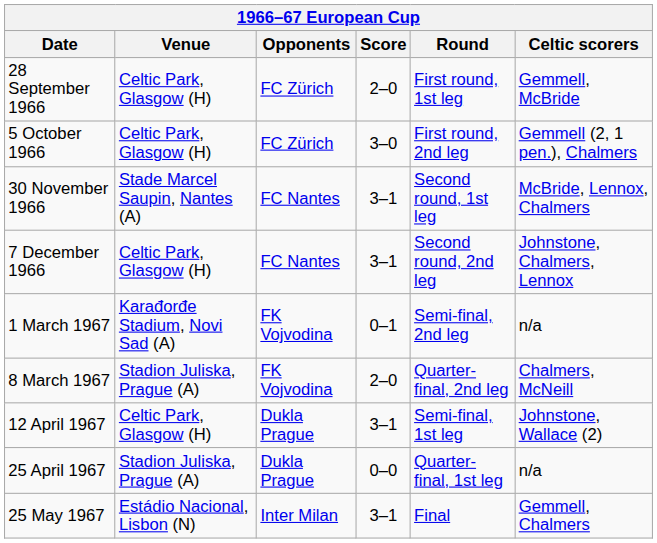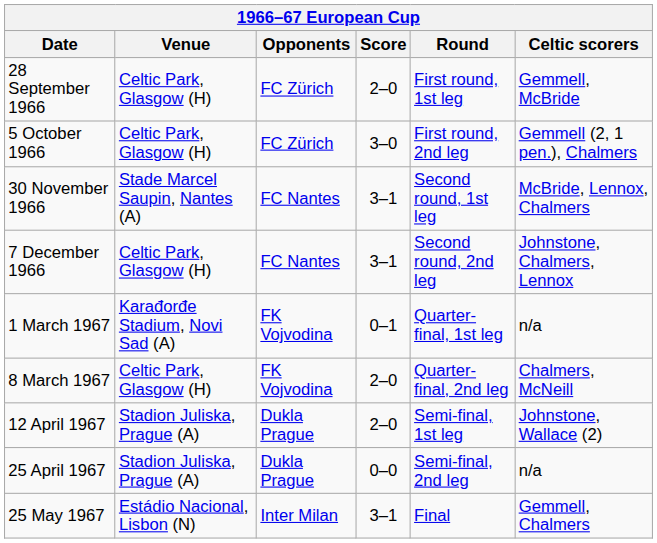(453, 325) Semi-final, 2nd leg -> (458, 325) Quarter-final, 1st leg
(177, 380) Stadion Juliska, Prague (A) -> (165, 380) Celtic Park, Glasgow (H)
(165, 425) Celtic Park, Glasgow (H) -> (177, 425) Stadion Juliska, Prague (A)
(383, 425) 3–1 -> (383, 425) 2–0
(458, 470) Quarter-final, 1st leg -> (453, 470) Semi-final, 2nd leg
